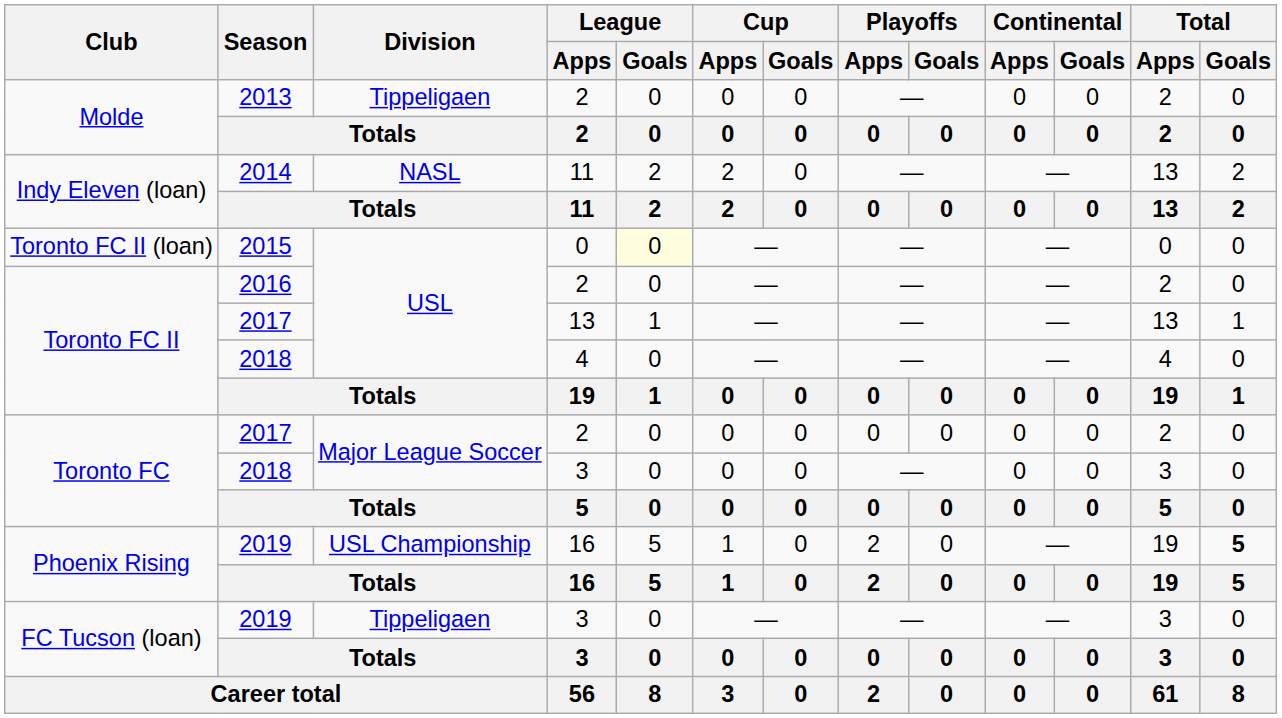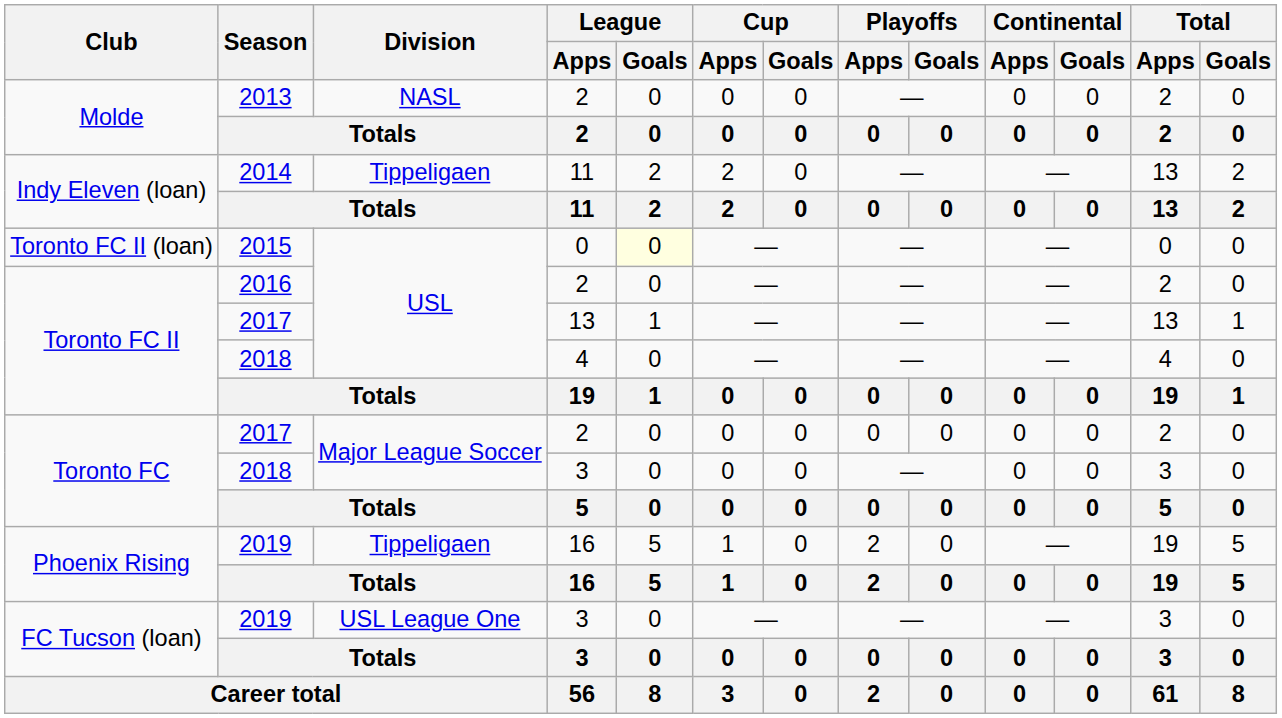(430, 97) Tippeligaen -> (430, 97) NASL
(430, 172) NASL -> (430, 172) Tippeligaen
(430, 545) USL Championship -> (430, 545) Tippeligaen
(1238, 545) bold -> (1238, 545) normal
(430, 619) Tippeligaen -> (430, 619) USL League One
